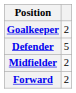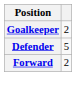- row: (33, 63)
